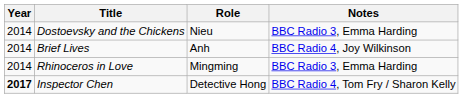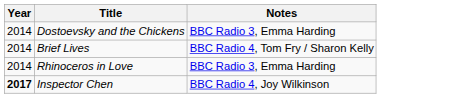- column: (228, 13)
(341, 48) BBC Radio 4, Joy Wilkinson -> (282, 48) BBC Radio 4, Tom Fry / Sharon Kelly
(363, 84) BBC Radio 4, Tom Fry / Sharon Kelly -> (259, 84) BBC Radio 4, Joy Wilkinson
